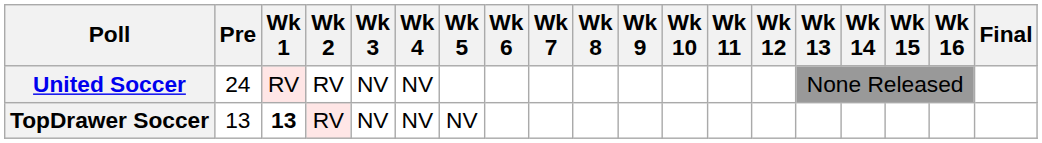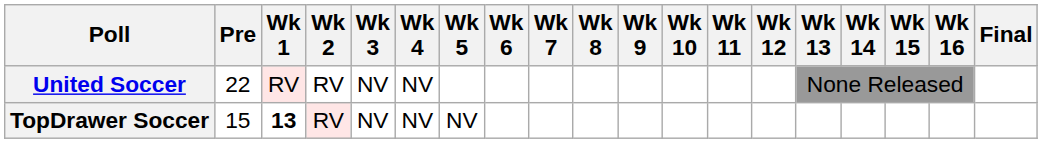(238, 84) 24 -> (238, 84) 22
(238, 120) 13 -> (238, 120) 15
